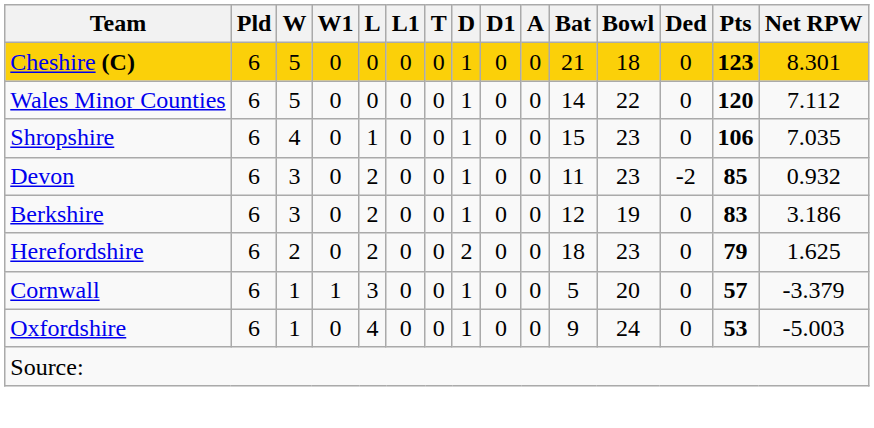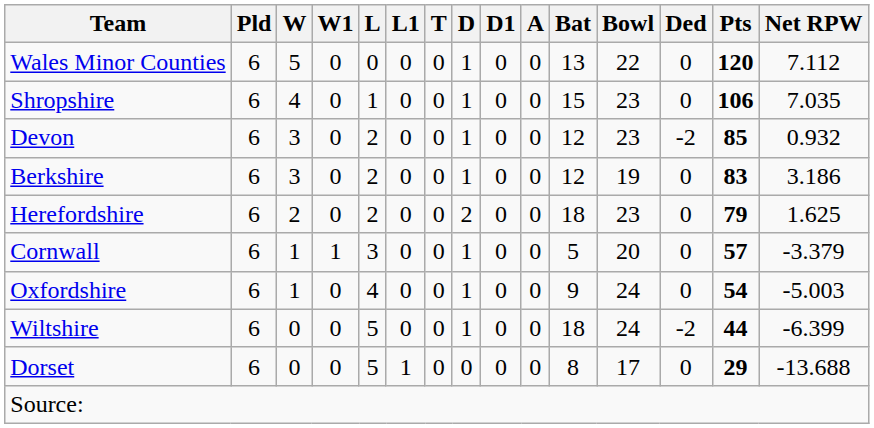- row: (73, 61)
(573, 99) 14 -> (573, 61) 13
(573, 175) 11 -> (573, 137) 12
(736, 328) 53 -> (736, 289) 54
+ row: (54, 328)
+ row: (42, 366)
